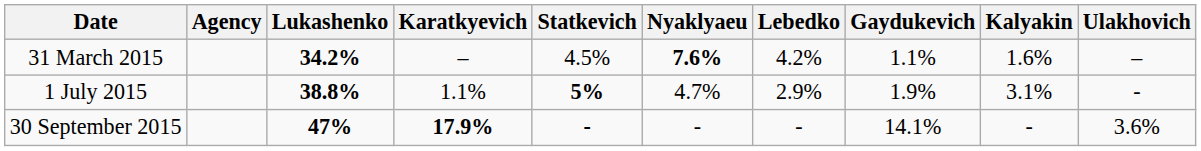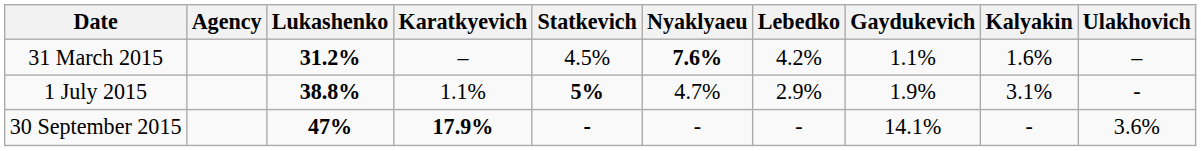(330, 57) 34.2% -> (330, 57) 31.2%
